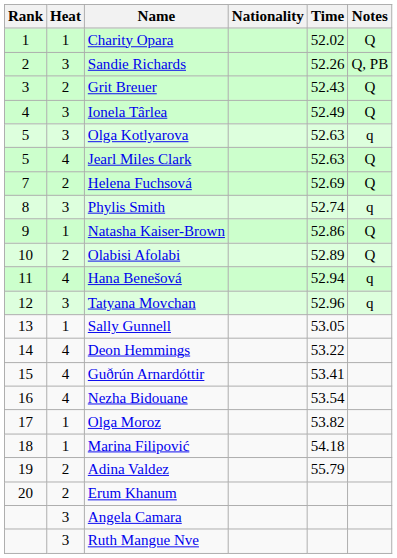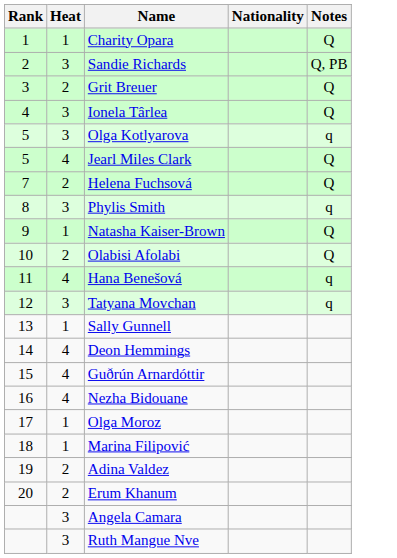- column: (328, 16)
